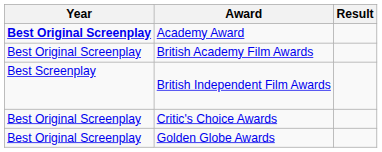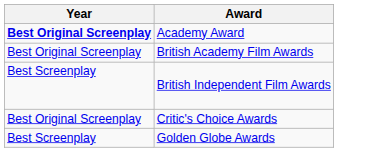- column: (355, 14)
(74, 137) Best Original Screenplay -> (51, 137) Best Screenplay
